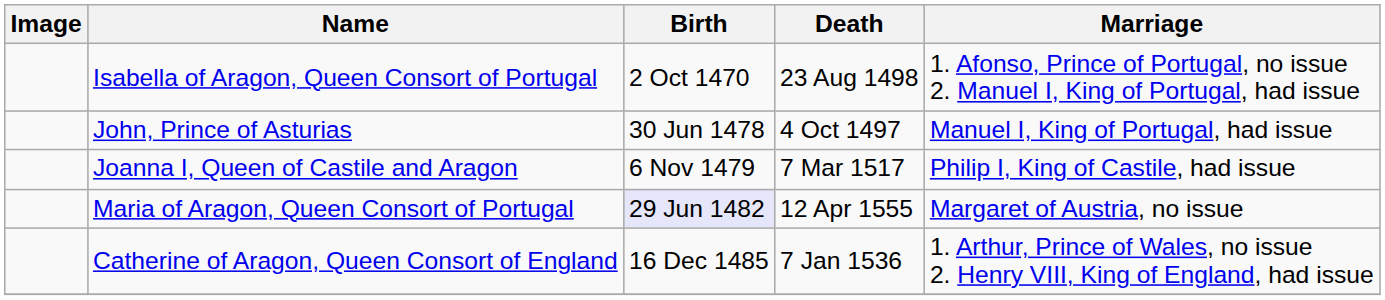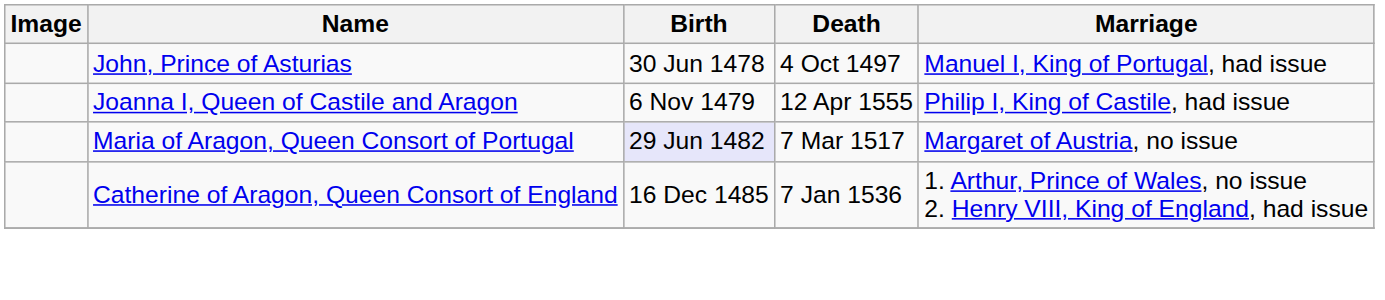- row: (345, 76)
(842, 168) 7 Mar 1517 -> (847, 102) 12 Apr 1555
(847, 208) 12 Apr 1555 -> (842, 141) 7 Mar 1517
